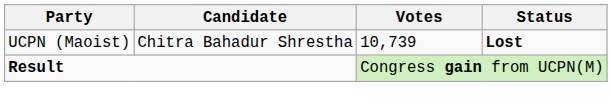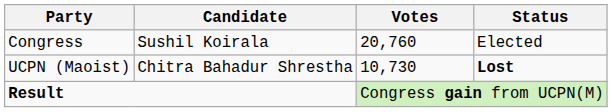+ row: (46, 43)
(388, 43) 10,739 -> (388, 68) 10,730
